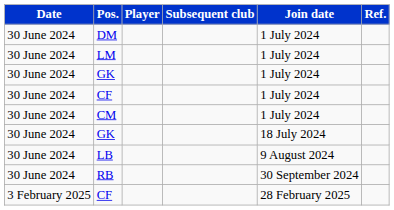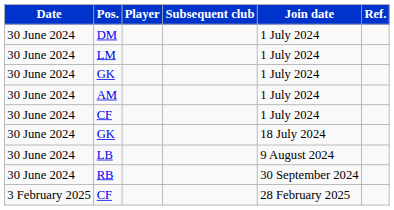+ row: (41, 94)
- row: (41, 114)
